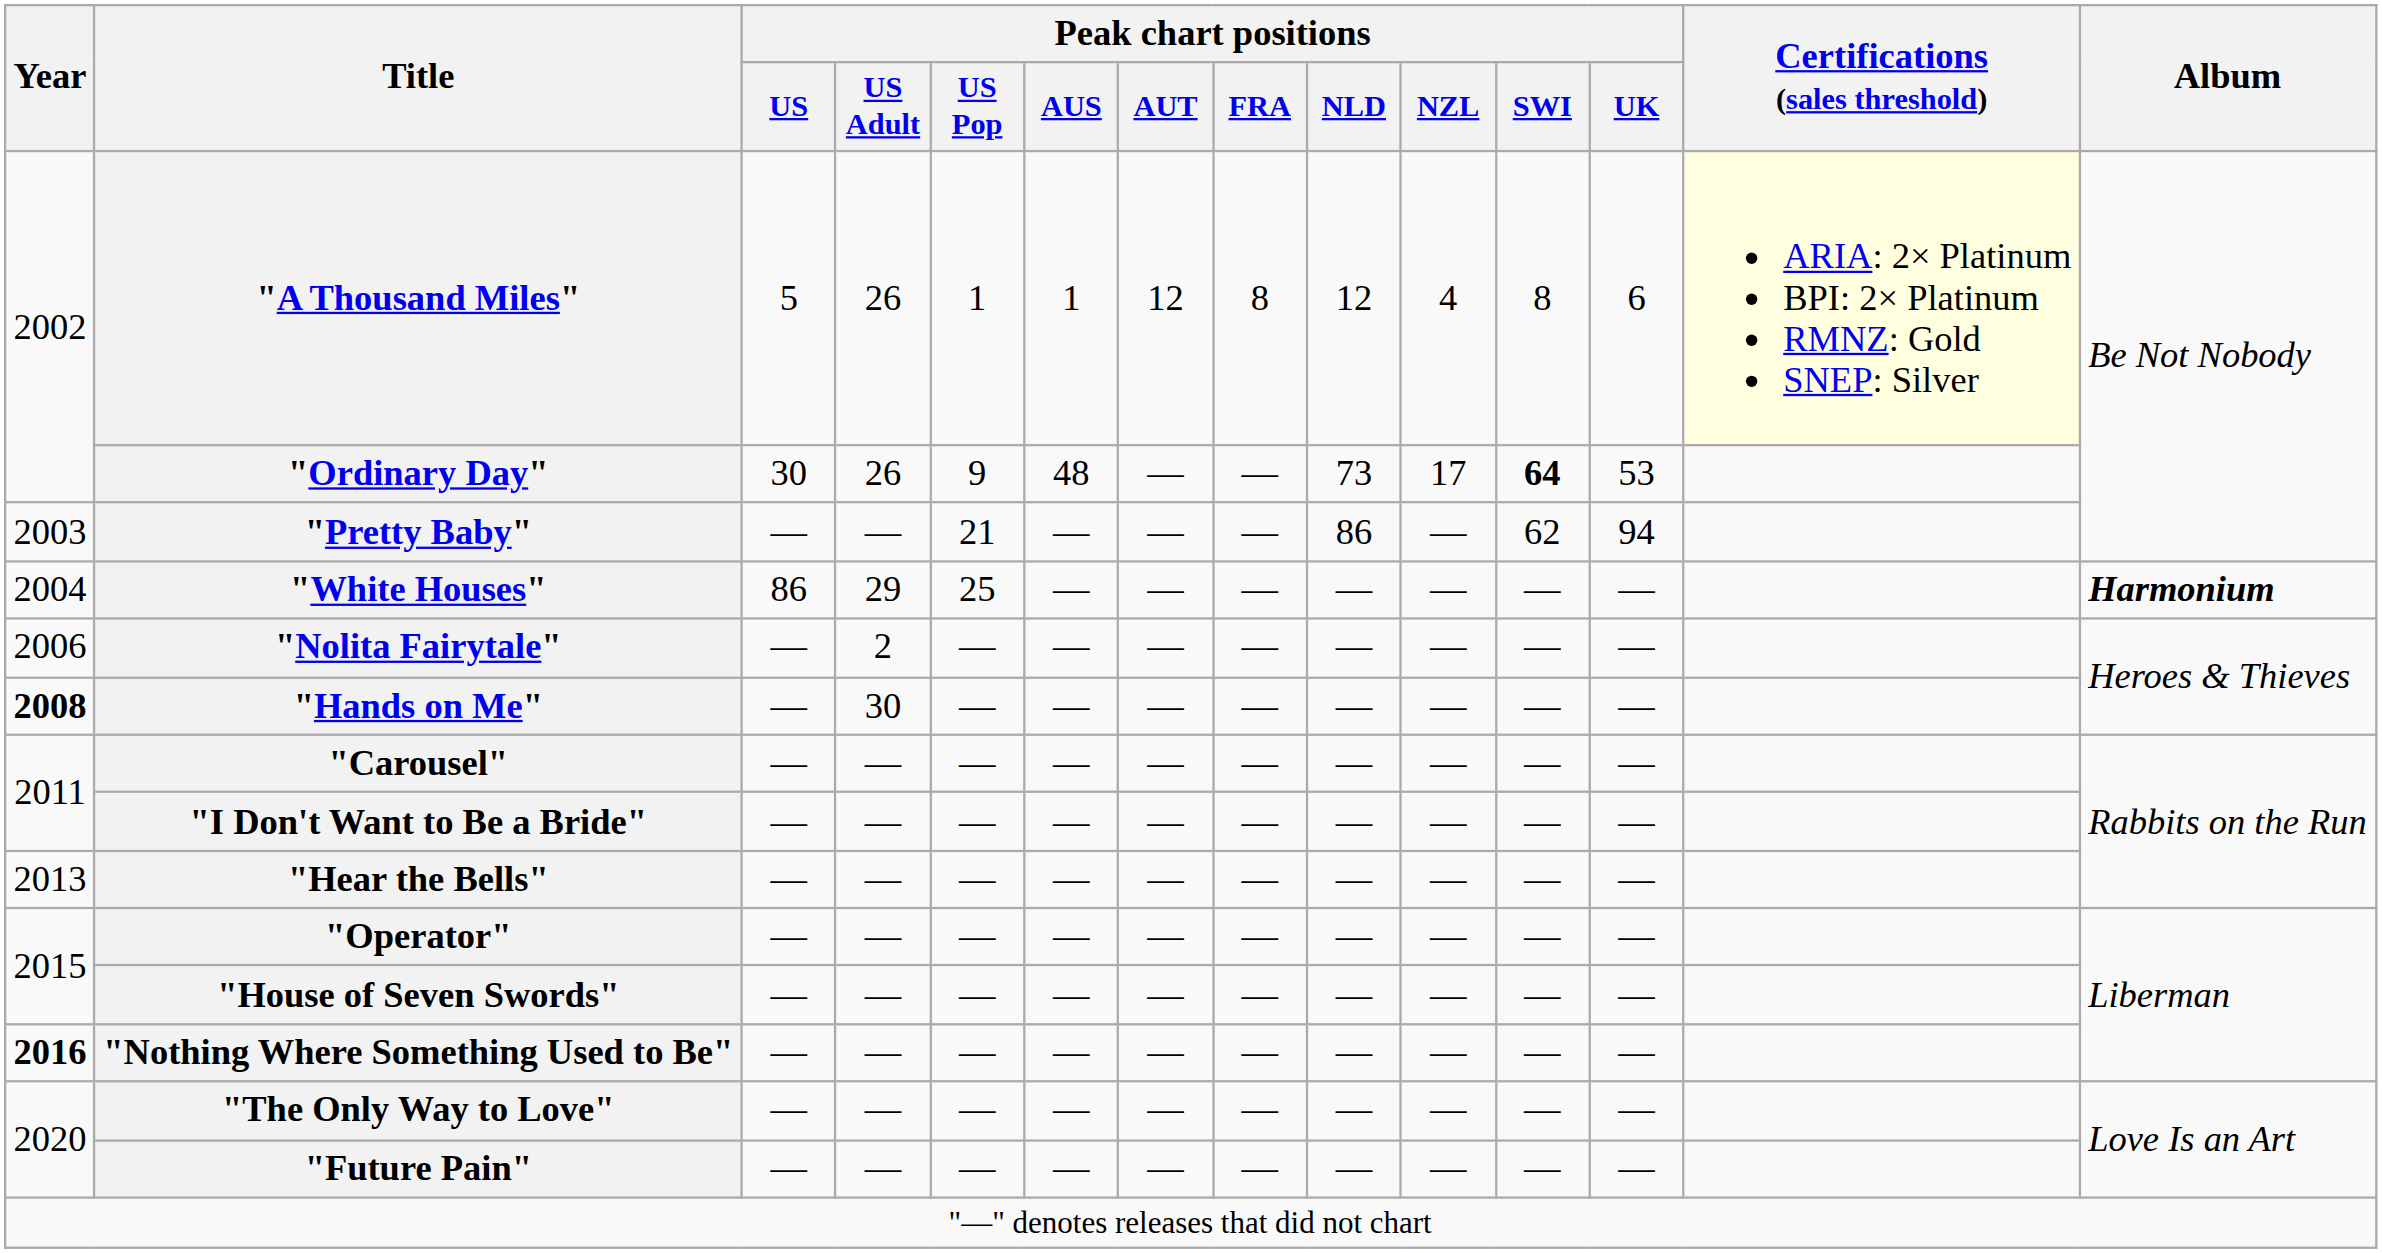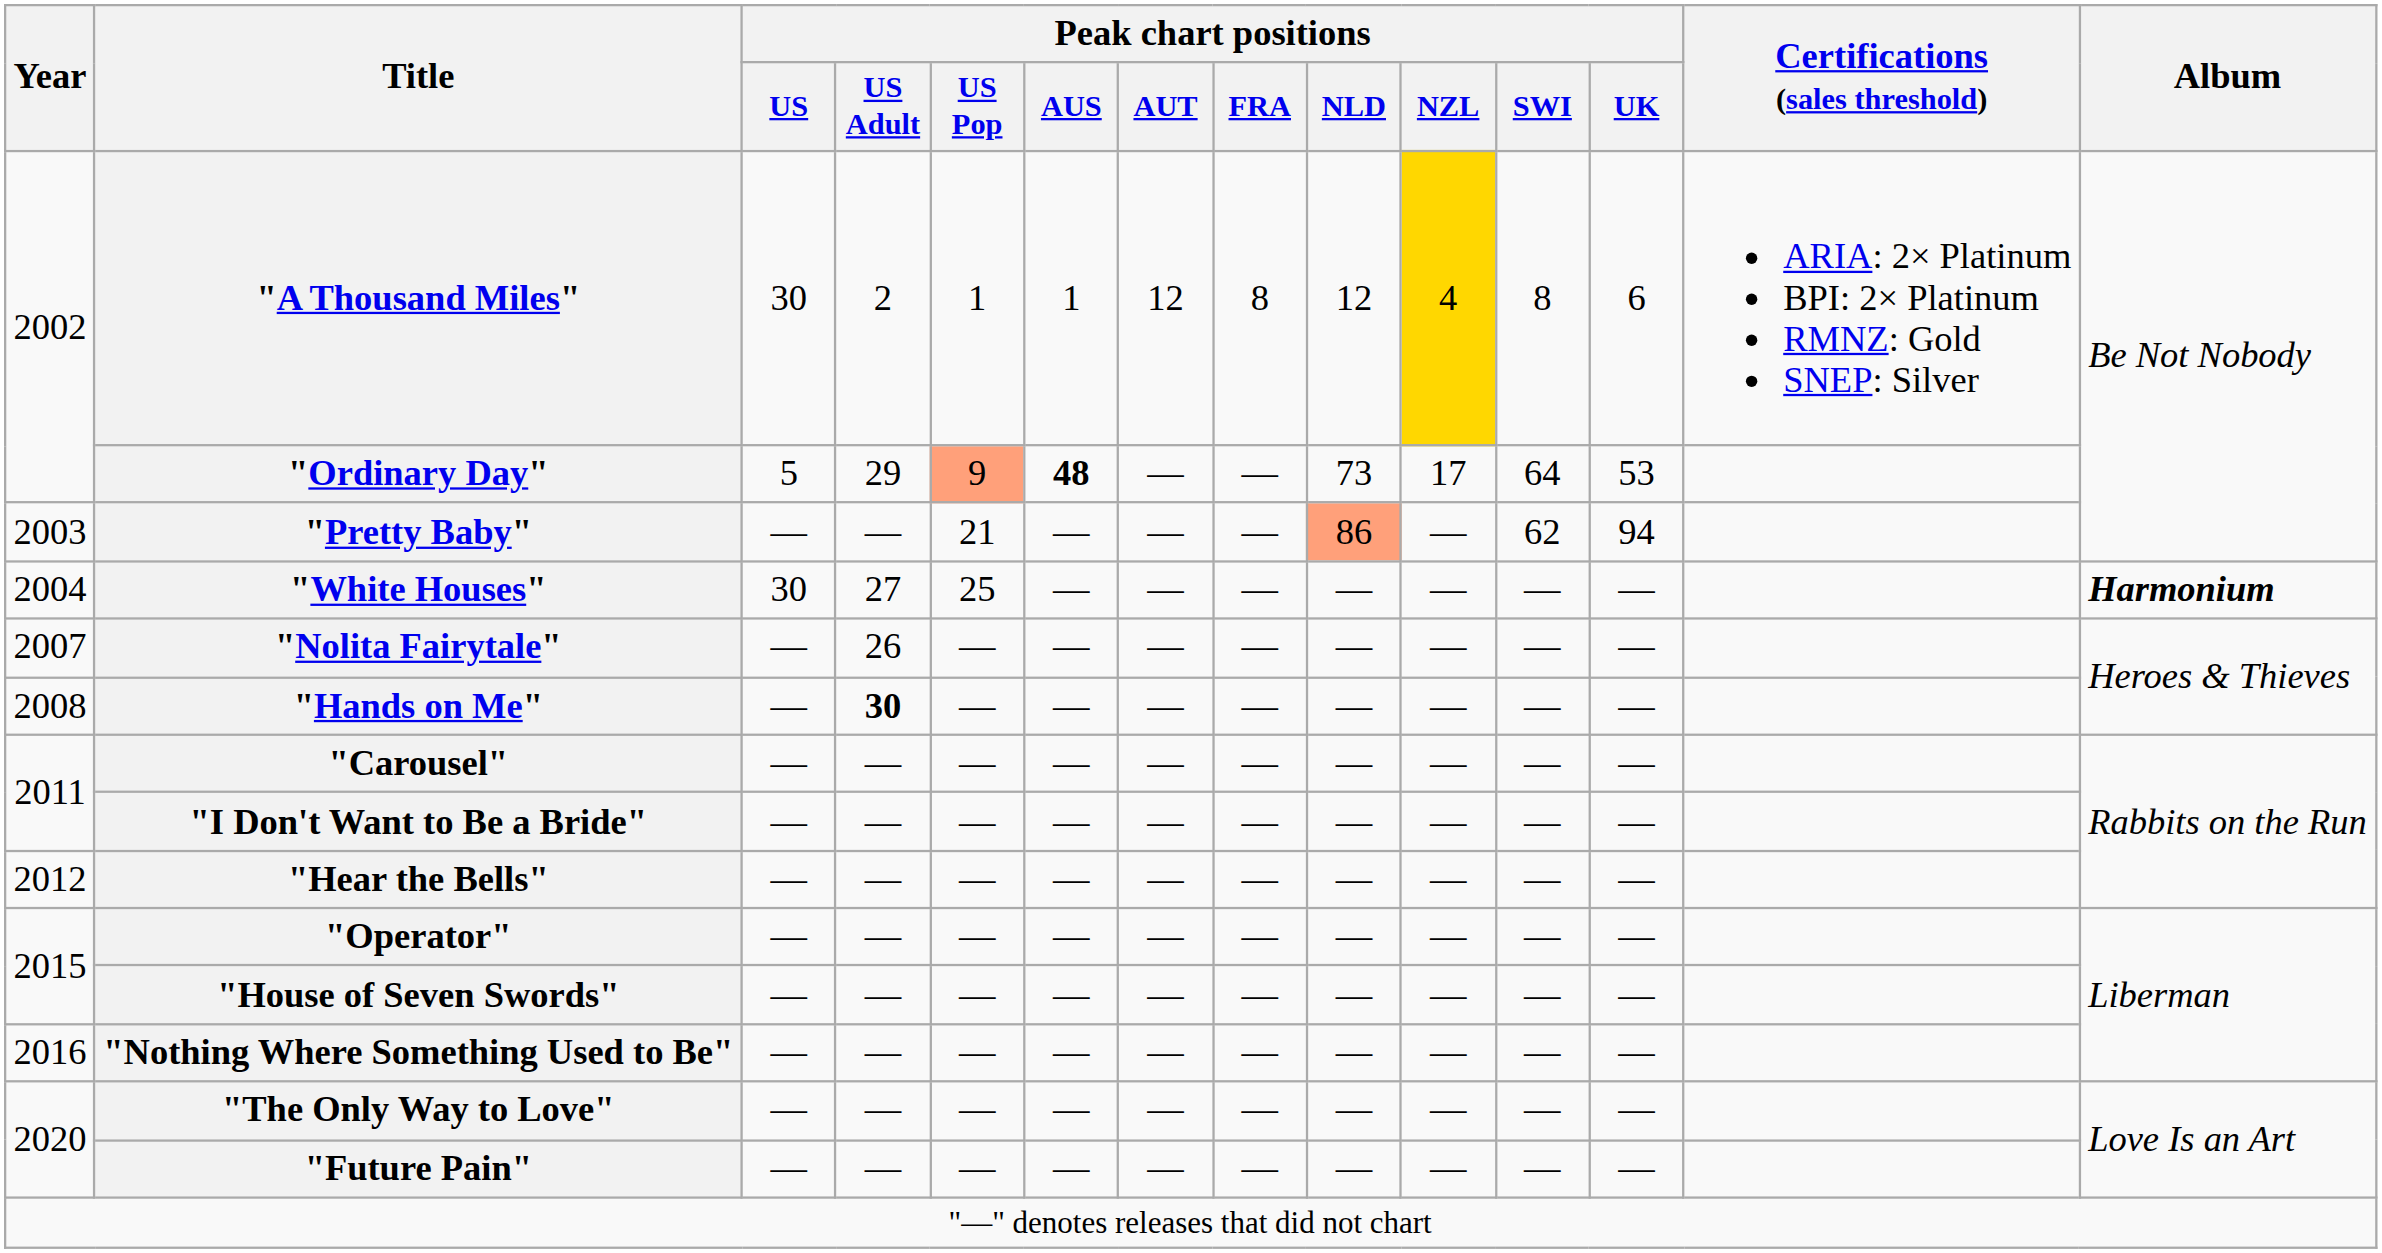(789, 297) 5 -> (789, 297) 30
(883, 297) 26 -> (883, 297) 2
(1448, 297) no background -> (1448, 297) gold background
(1882, 318) lightyellow background -> (1882, 318) no background
(789, 473) 30 -> (789, 473) 5
(883, 473) 26 -> (883, 473) 29
(977, 473) no background -> (977, 473) lightsalmon background
(1071, 473) normal -> (1071, 473) bold
(1542, 473) bold -> (1542, 473) normal
(1354, 531) no background -> (1354, 531) lightsalmon background
(789, 589) 86 -> (789, 589) 30
(883, 589) 29 -> (883, 589) 27
(50, 647) 2006 -> (50, 647) 2007
(883, 647) 2 -> (883, 647) 26
(50, 705) bold -> (50, 705) normal
(883, 705) normal -> (883, 705) bold
(50, 878) 2013 -> (50, 878) 2012
(50, 1052) bold -> (50, 1052) normal
